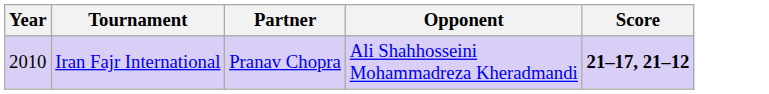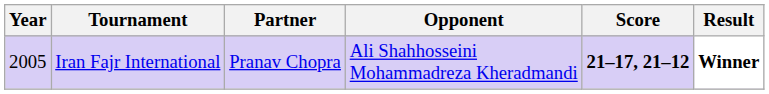+ column: (729, 20)
(28, 62) 2010 -> (28, 62) 2005
